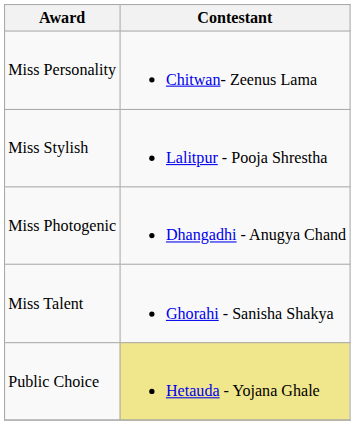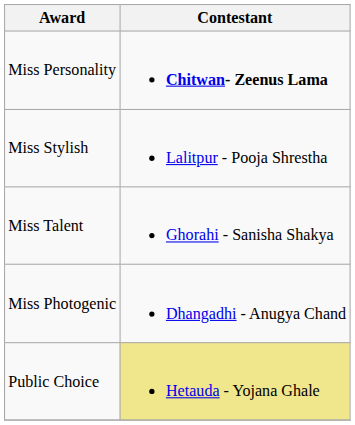(235, 80) normal -> (235, 80) bold
rows swapped: (46, 303) <-> (62, 225)
